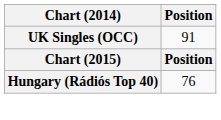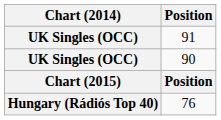+ row: (188, 59)
